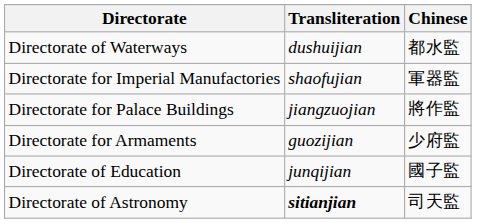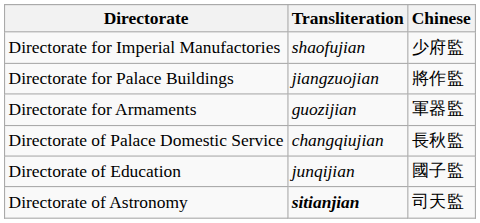- row: (98, 47)
(435, 78) 軍器監 -> (438, 47) 少府監
(435, 139) 少府監 -> (438, 108) 軍器監
+ row: (146, 140)
